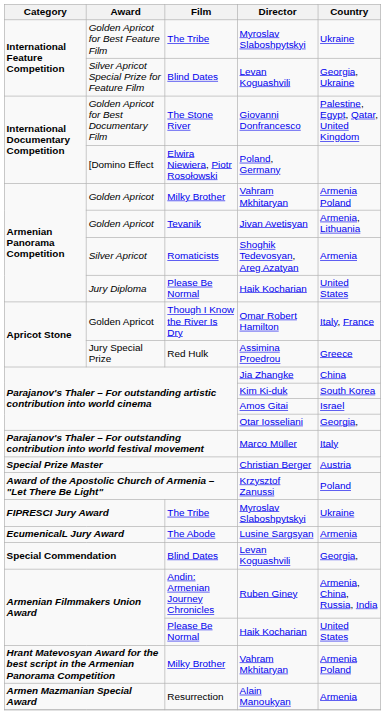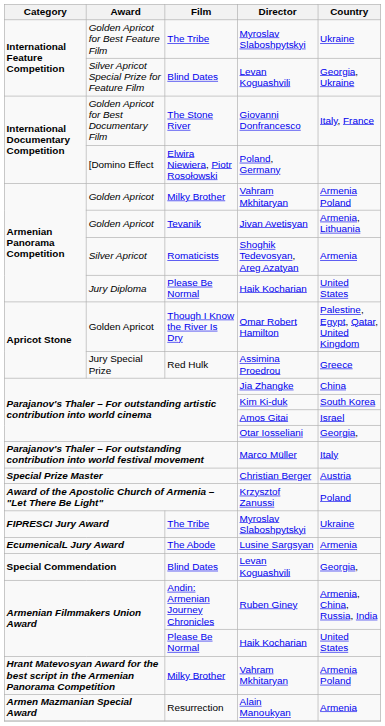(349, 120) Palestine, Egypt, Qatar, United Kingdom -> (347, 120) Italy, France
(347, 321) Italy, France -> (349, 326) Palestine, Egypt, Qatar, United Kingdom
